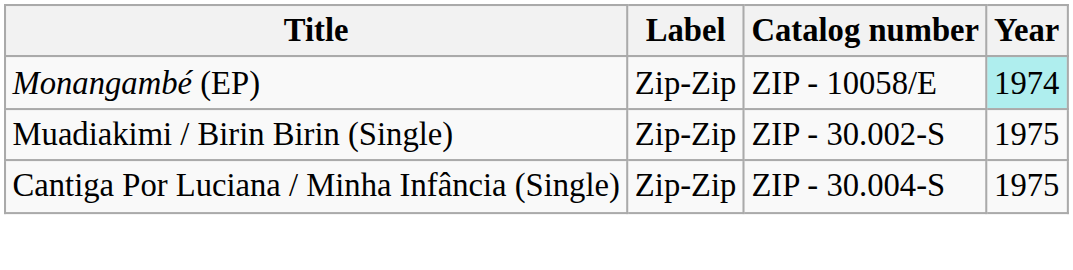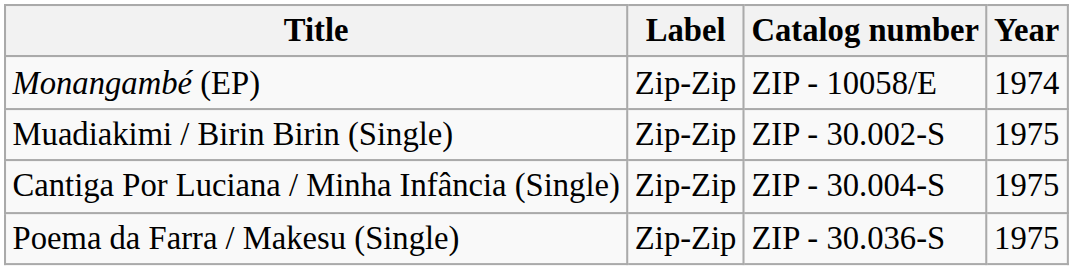(1027, 82) paleturquoise background -> (1027, 82) no background
+ row: (236, 237)
